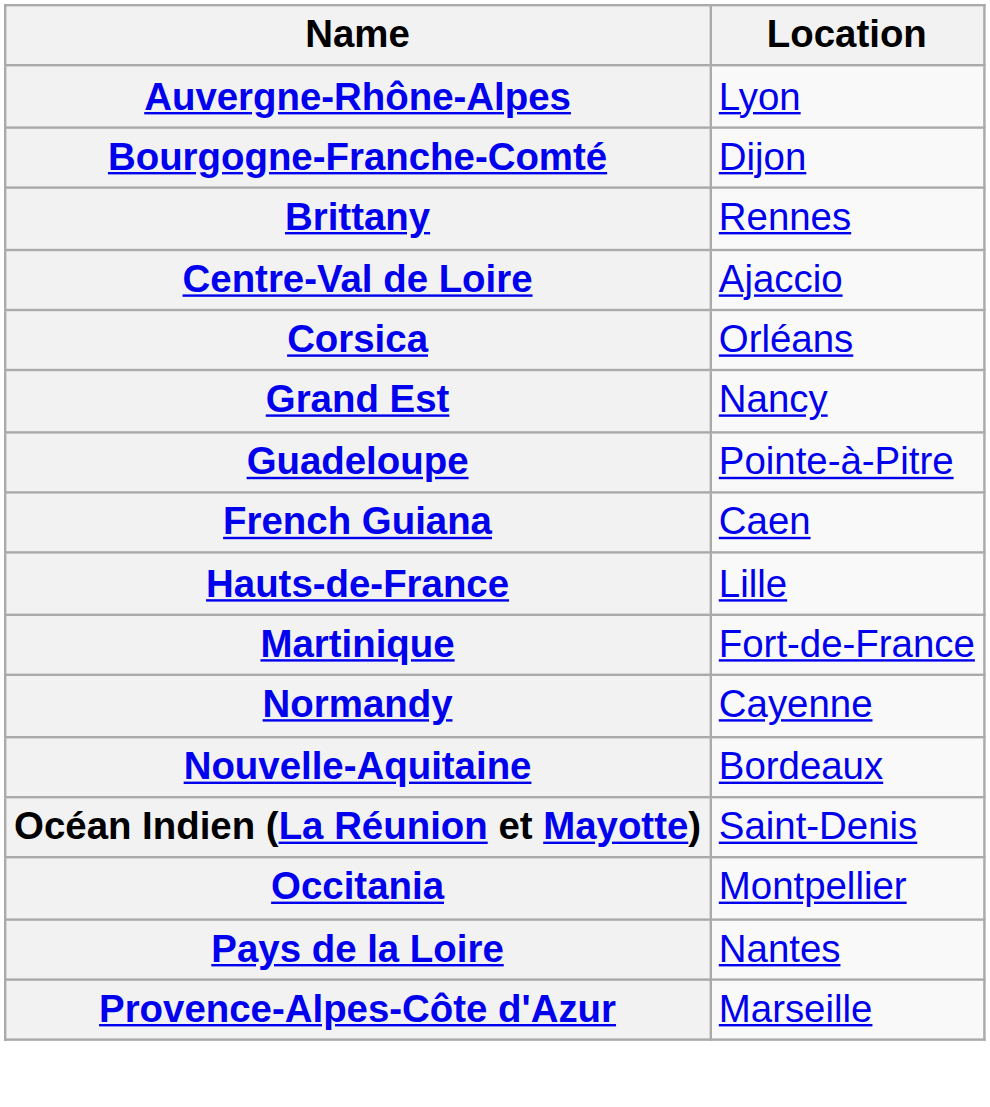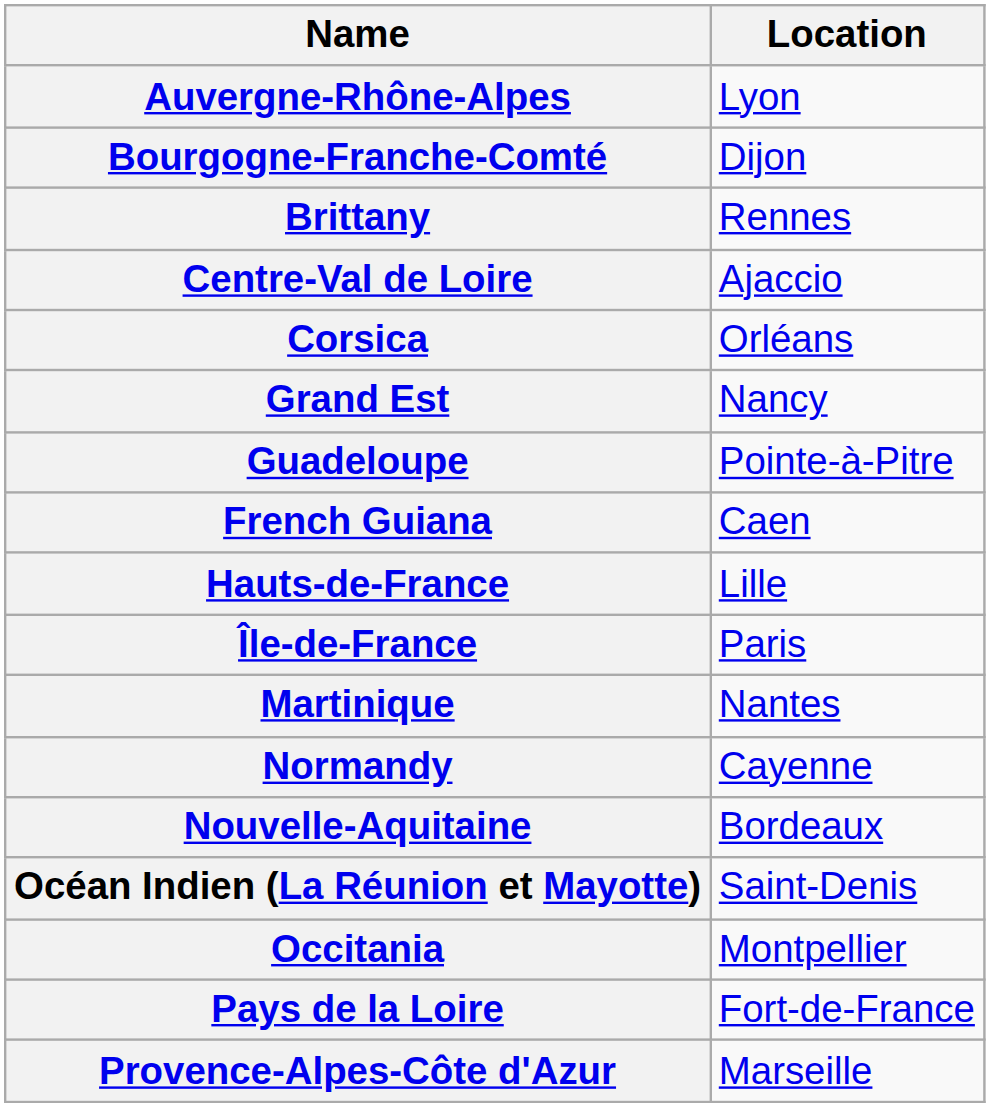+ row: (358, 643)
(847, 643) Fort-de-France -> (780, 704) Nantes
(780, 948) Nantes -> (847, 1009) Fort-de-France
